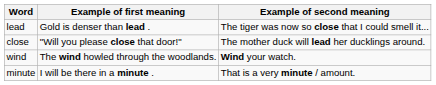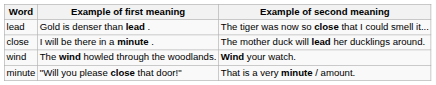(111, 42) "Will you please close that door!" -> (97, 42) I will be there in a minute .
(97, 73) I will be there in a minute . -> (111, 73) "Will you please close that door!"
